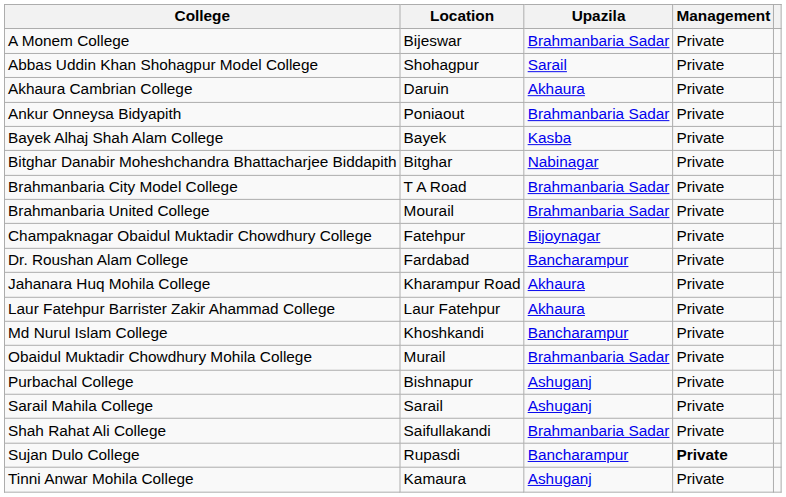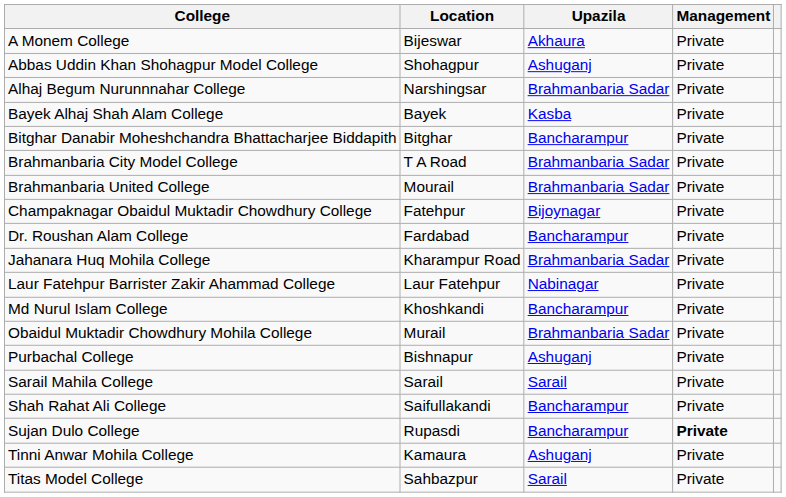(599, 41) Brahmanbaria Sadar -> (556, 41) Akhaura
(547, 65) Sarail -> (560, 65) Ashuganj
- row: (100, 89)
+ row: (127, 89)
- row: (95, 114)
(563, 162) Nabinagar -> (578, 138) Bancharampur
(556, 284) Akhaura -> (599, 260) Brahmanbaria Sadar
(556, 308) Akhaura -> (563, 284) Nabinagar
(560, 406) Ashuganj -> (547, 382) Sarail
(599, 430) Brahmanbaria Sadar -> (578, 406) Bancharampur
+ row: (76, 479)
